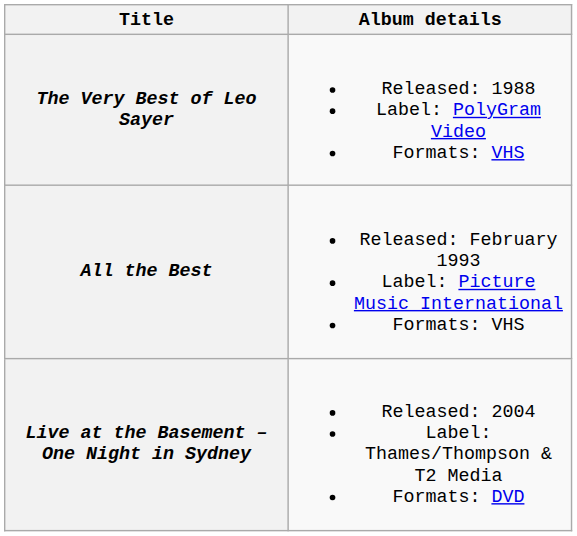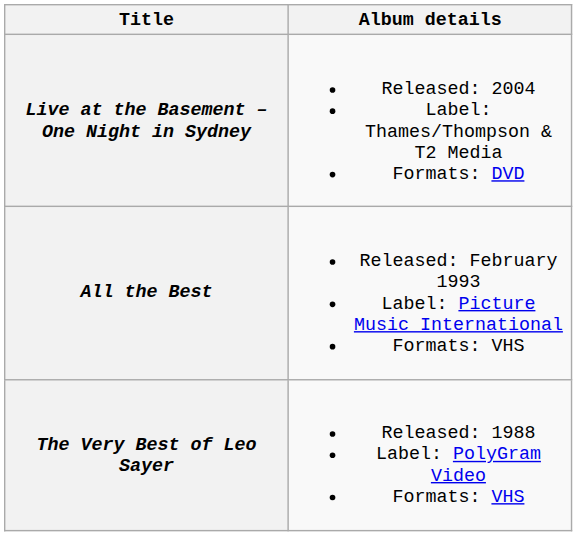rows swapped: (147, 110) <-> (147, 444)
